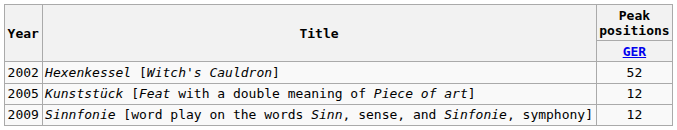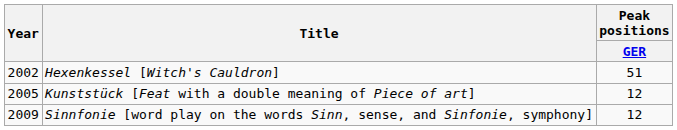(634, 72) 52 -> (634, 72) 51
